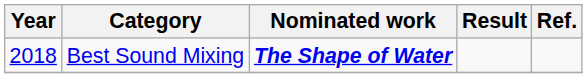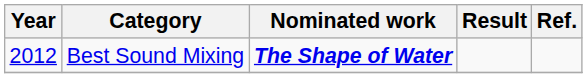(33, 55) 2018 -> (33, 55) 2012
